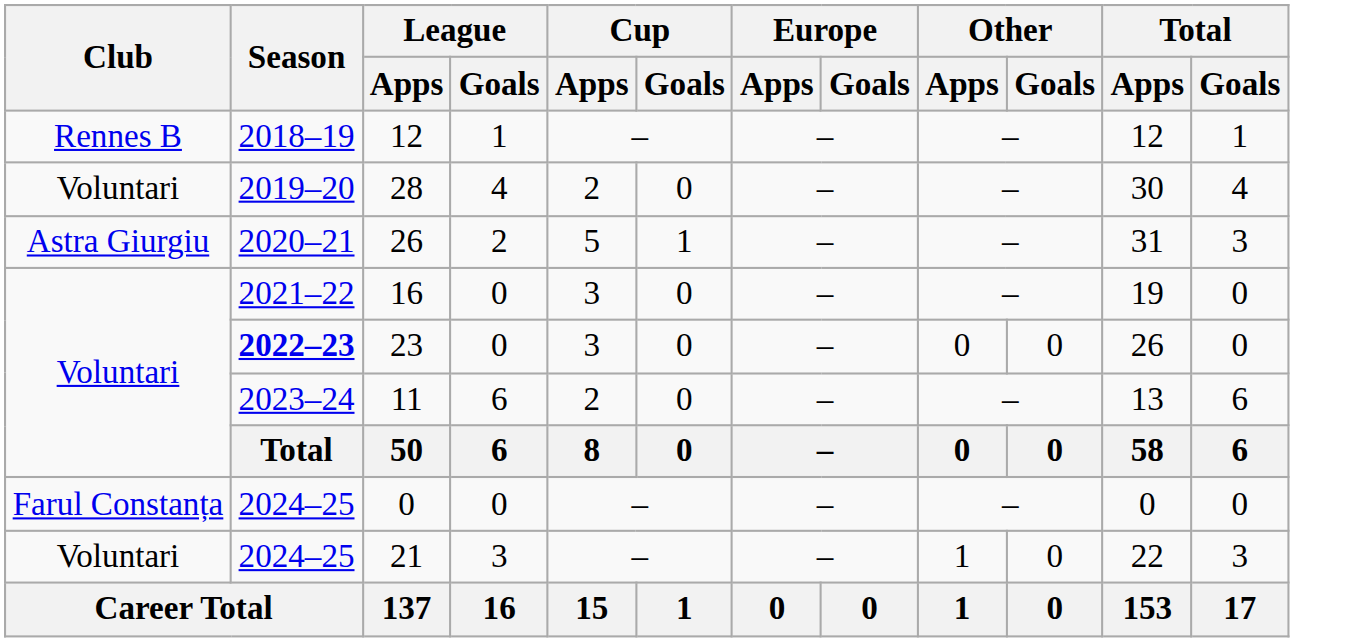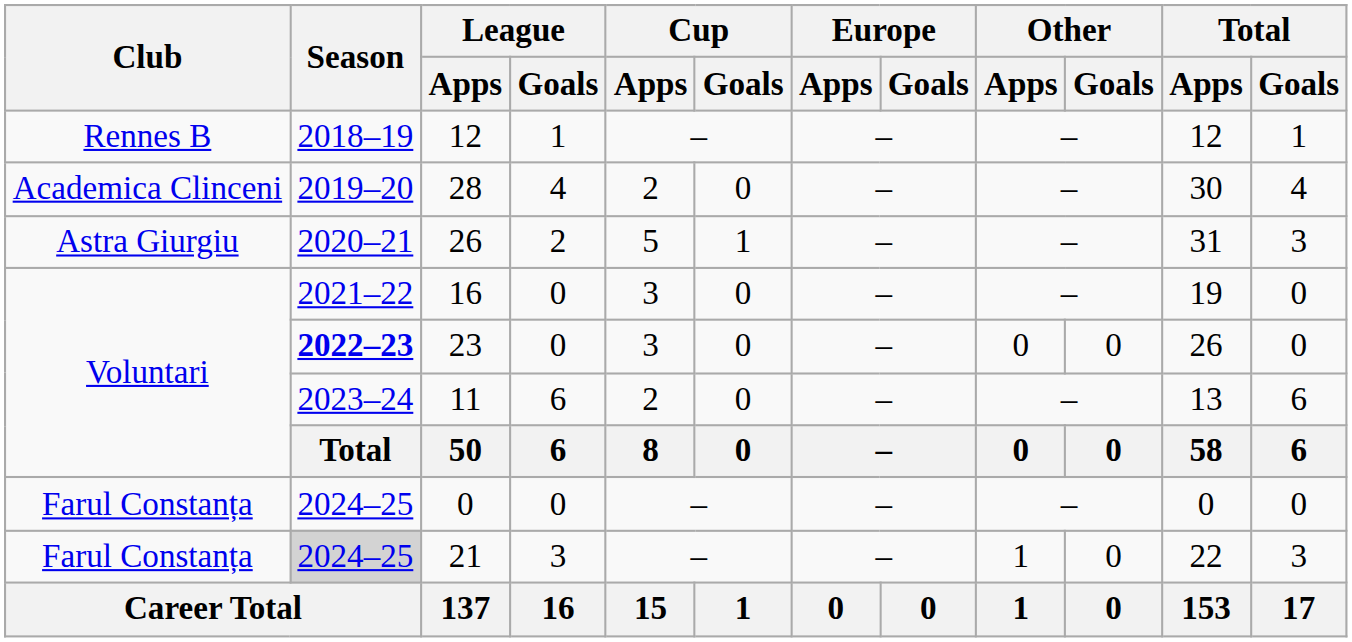(118, 188) Voluntari -> (147, 188) Academica Clinceni
(118, 556) Voluntari -> (147, 556) Farul Constanța
(297, 556) no background -> (355, 556) lightgrey background
